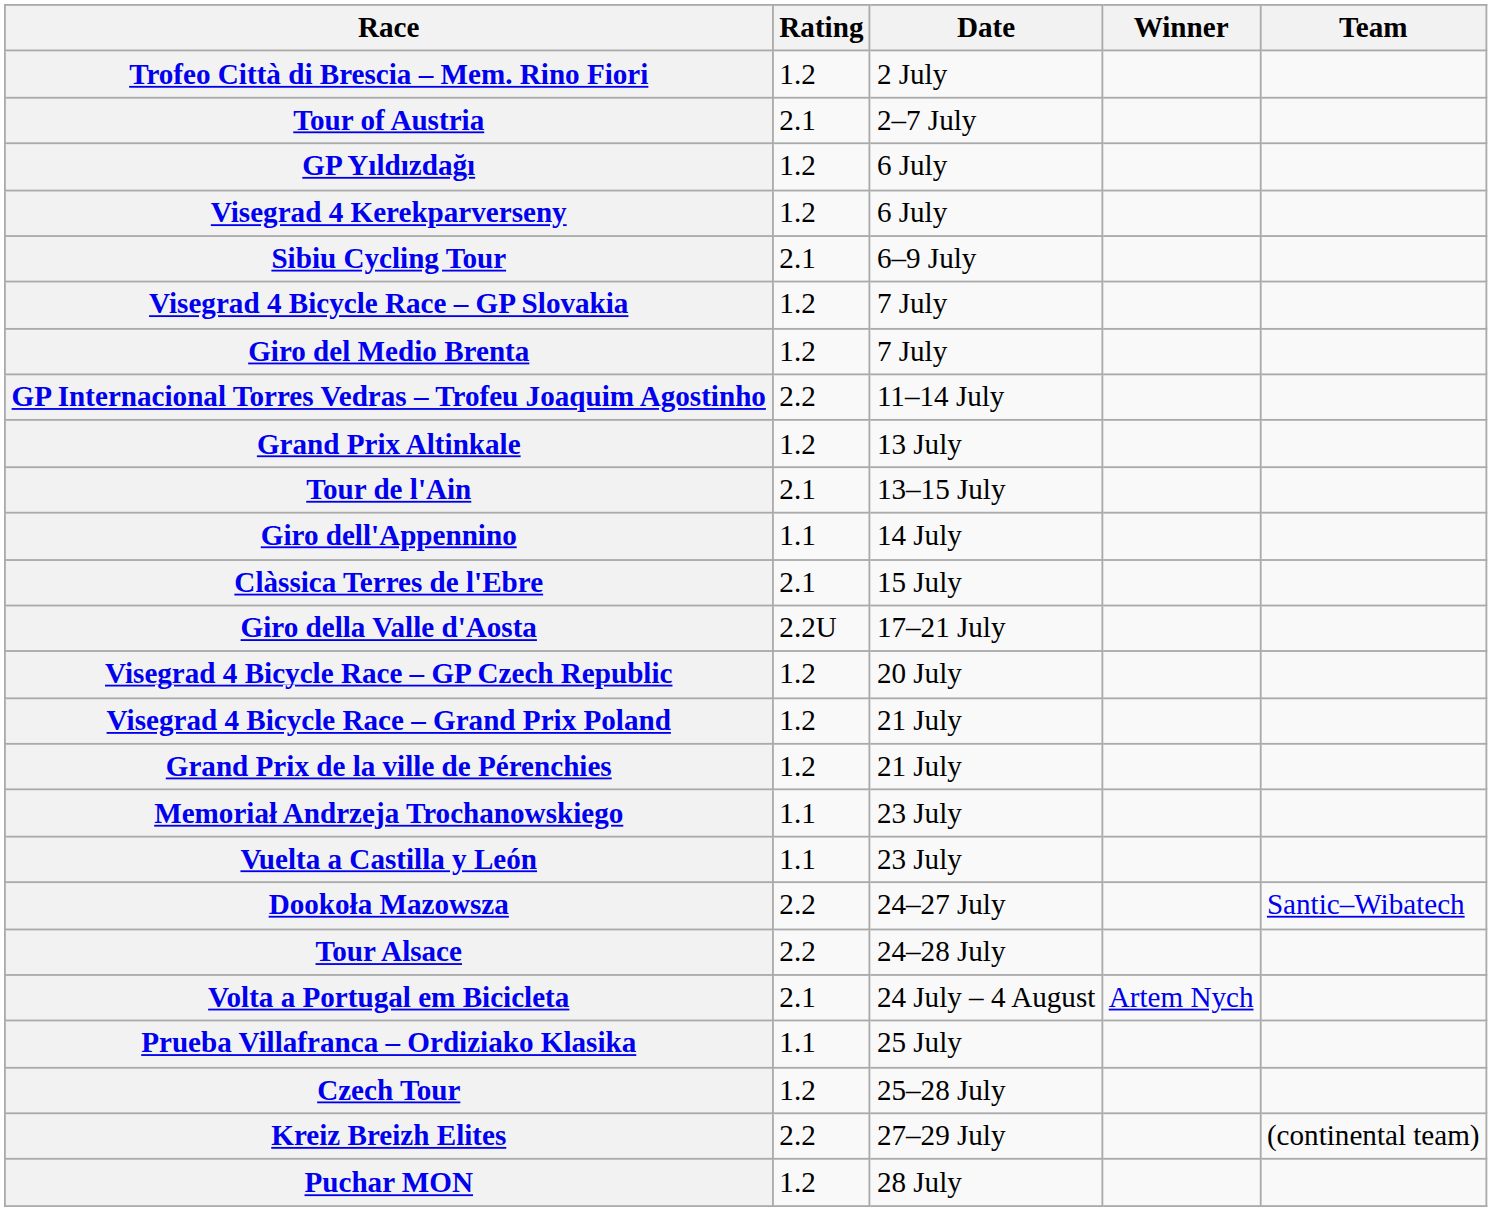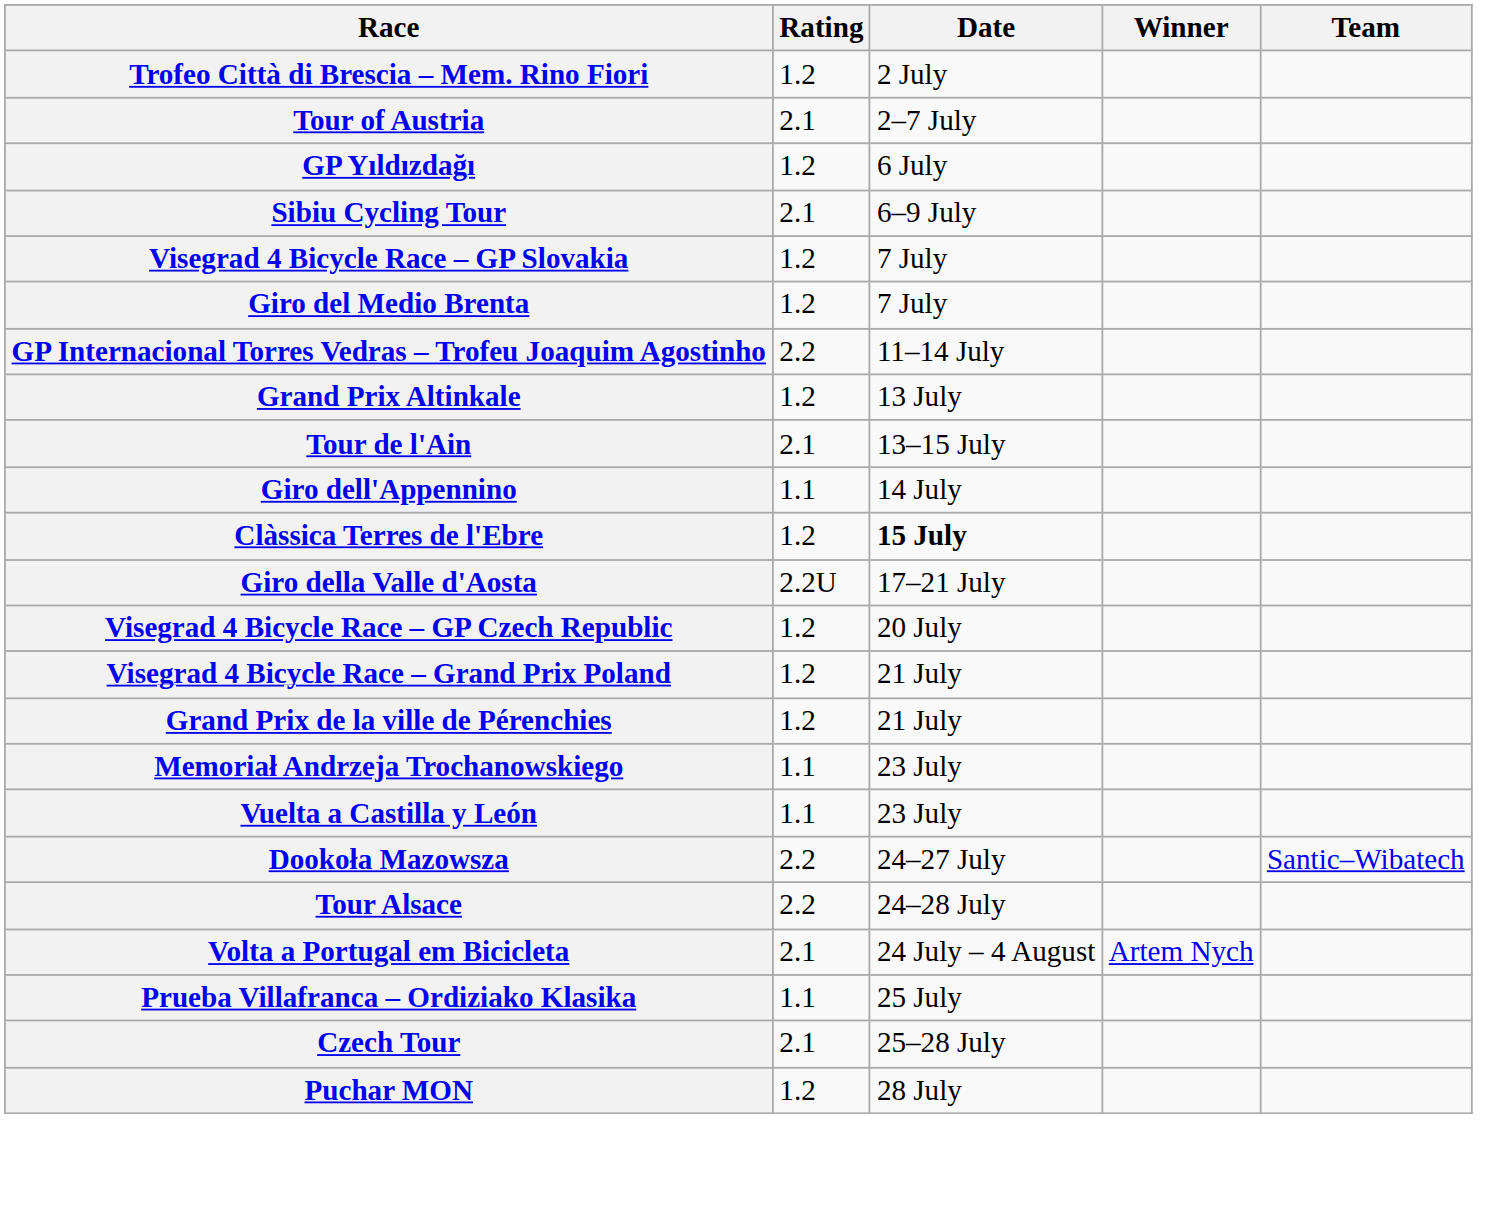- row: (389, 212)
(798, 581) 2.1 -> (798, 535) 1.2
(919, 581) normal -> (922, 535) bold
(798, 1089) 1.2 -> (798, 1043) 2.1
- row: (389, 1135)
